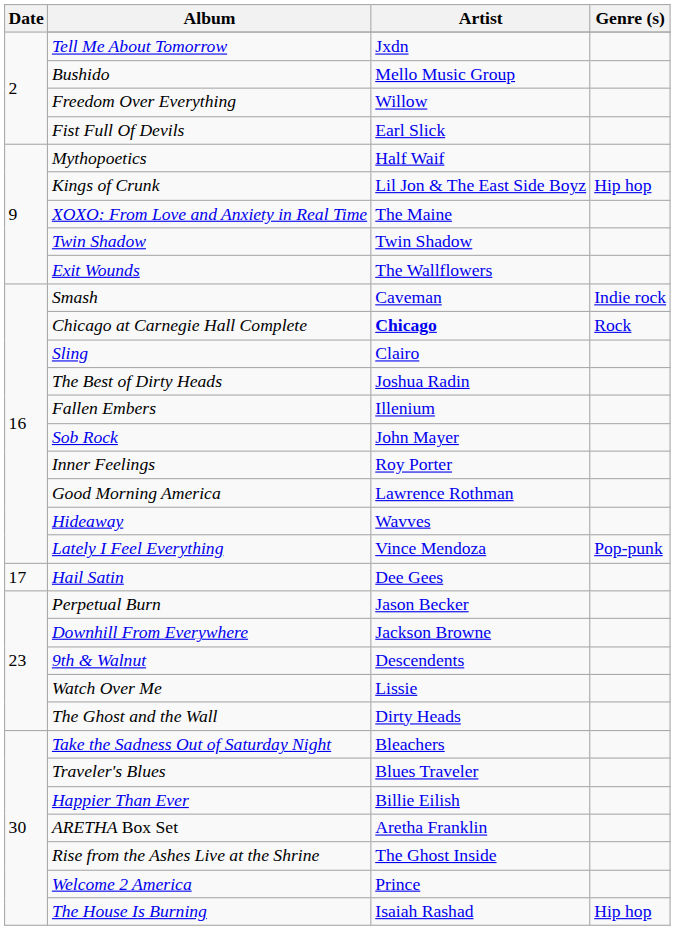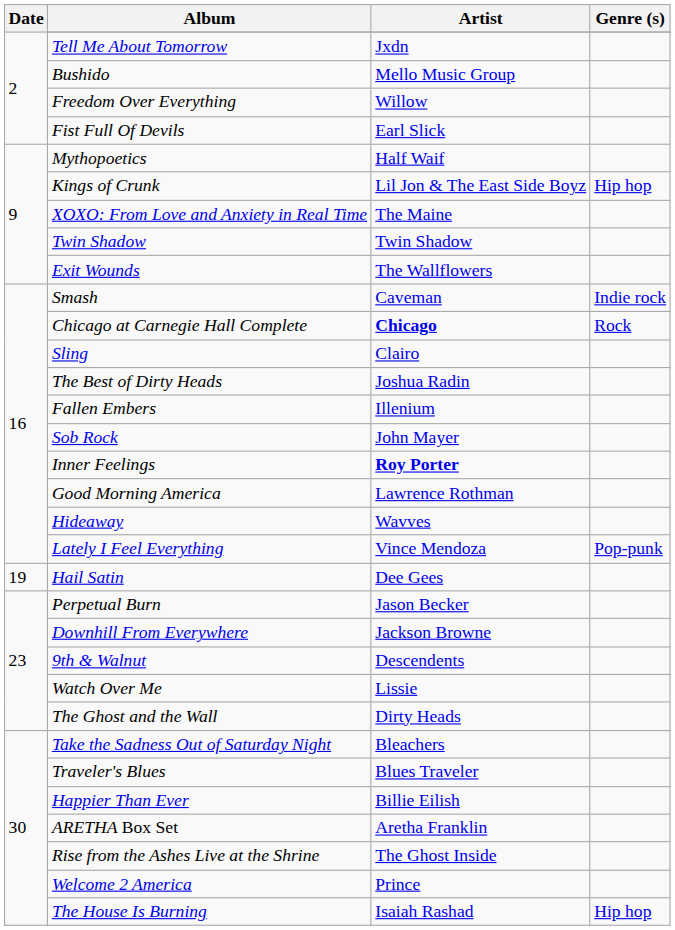(414, 465) normal -> (417, 465) bold
(17, 576) 17 -> (17, 576) 19
